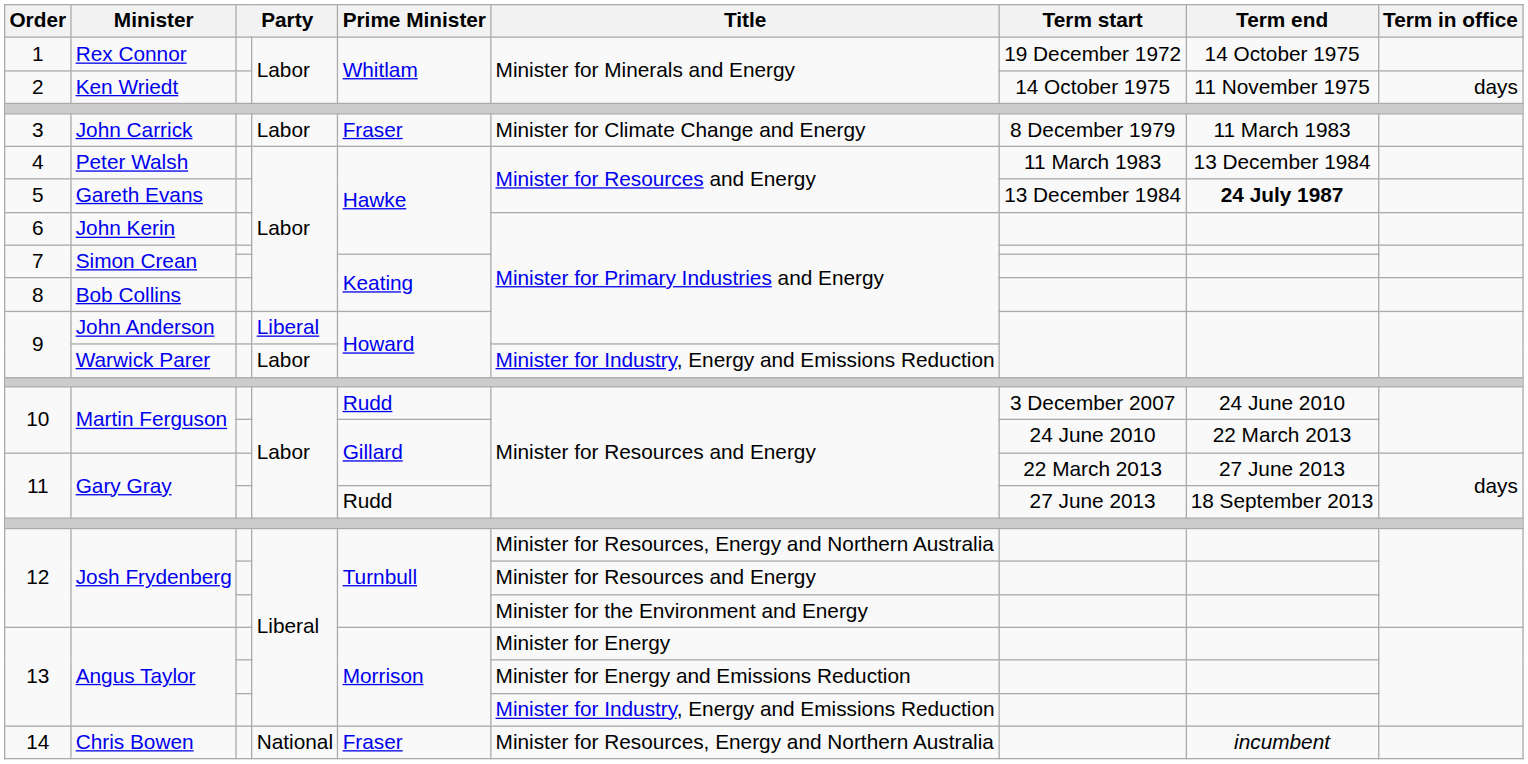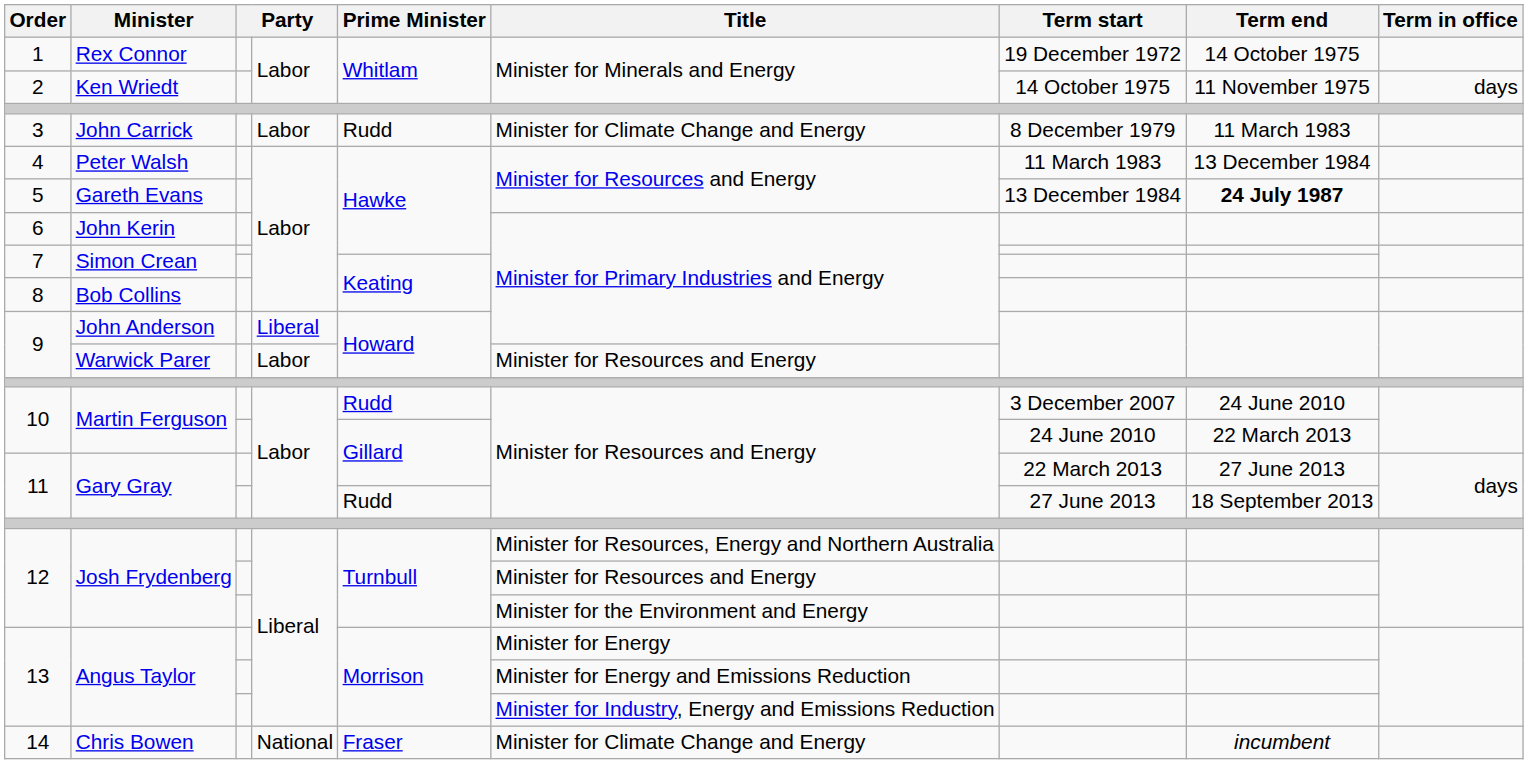(373, 129) Fraser -> (367, 129) Rudd
(745, 360) Minister for Industry, Energy and Emissions Reduction -> (656, 360) Minister for Resources and Energy
(745, 742) Minister for Resources, Energy and Northern Australia -> (681, 742) Minister for Climate Change and Energy
